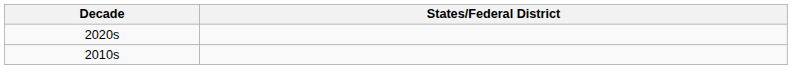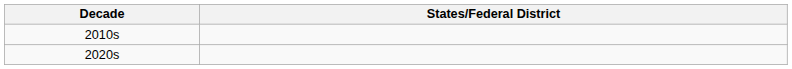rows swapped: (102, 54) <-> (102, 34)
